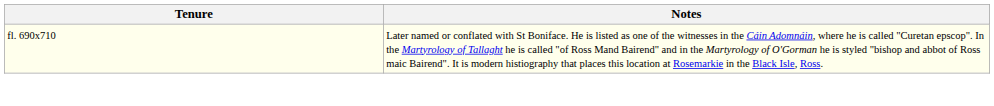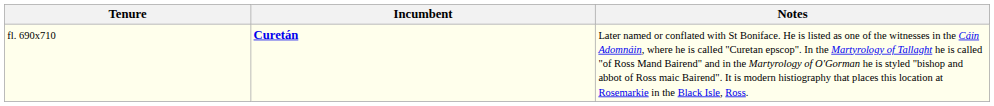+ column: (423, 14)
